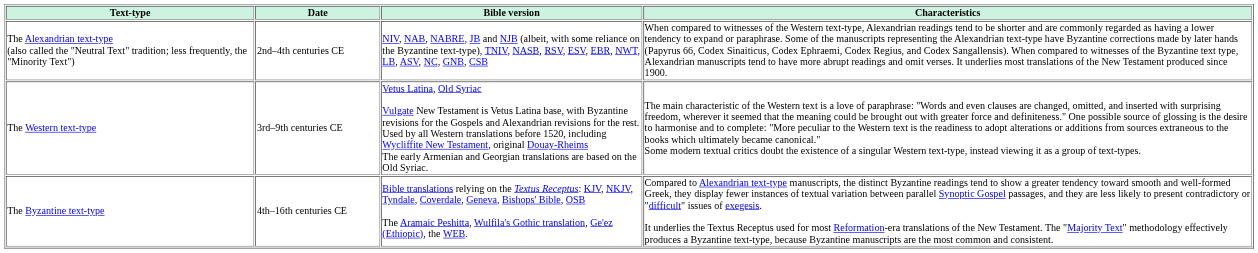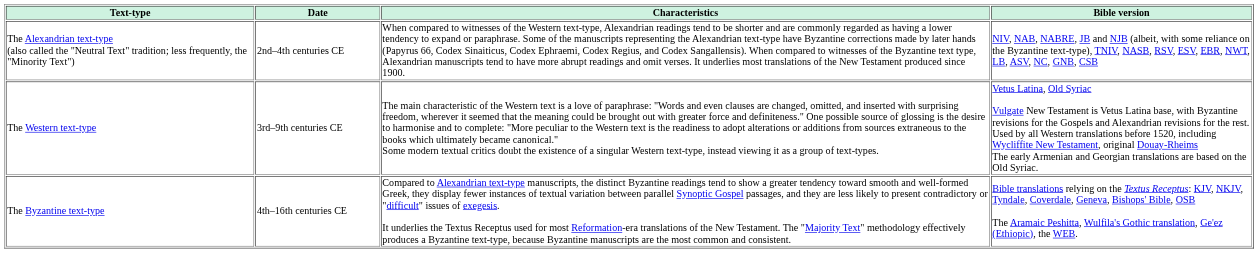columns swapped: (948, 13) <-> (512, 13)
